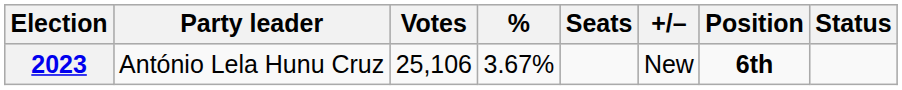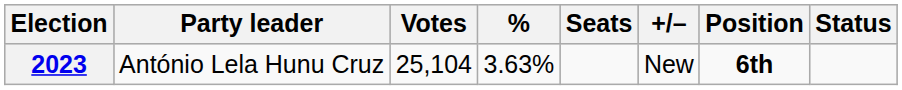(434, 63) 25,106 -> (434, 63) 25,104
(519, 63) 3.67% -> (519, 63) 3.63%
